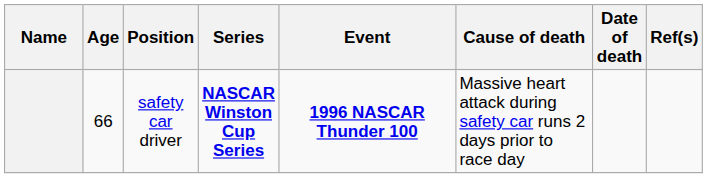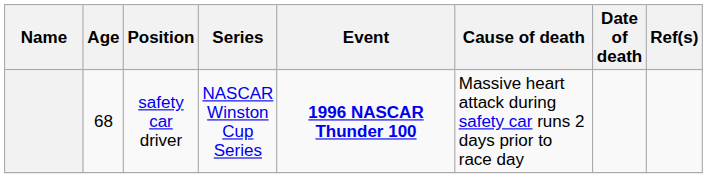(103, 121) 66 -> (103, 121) 68
(239, 121) bold -> (238, 121) normal
